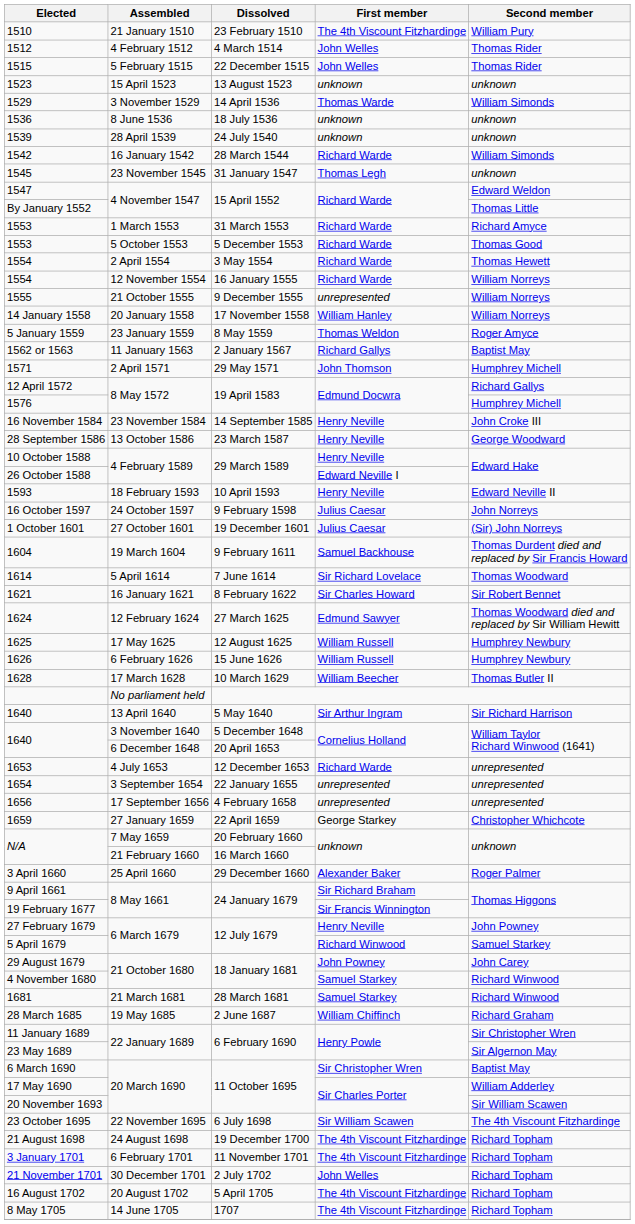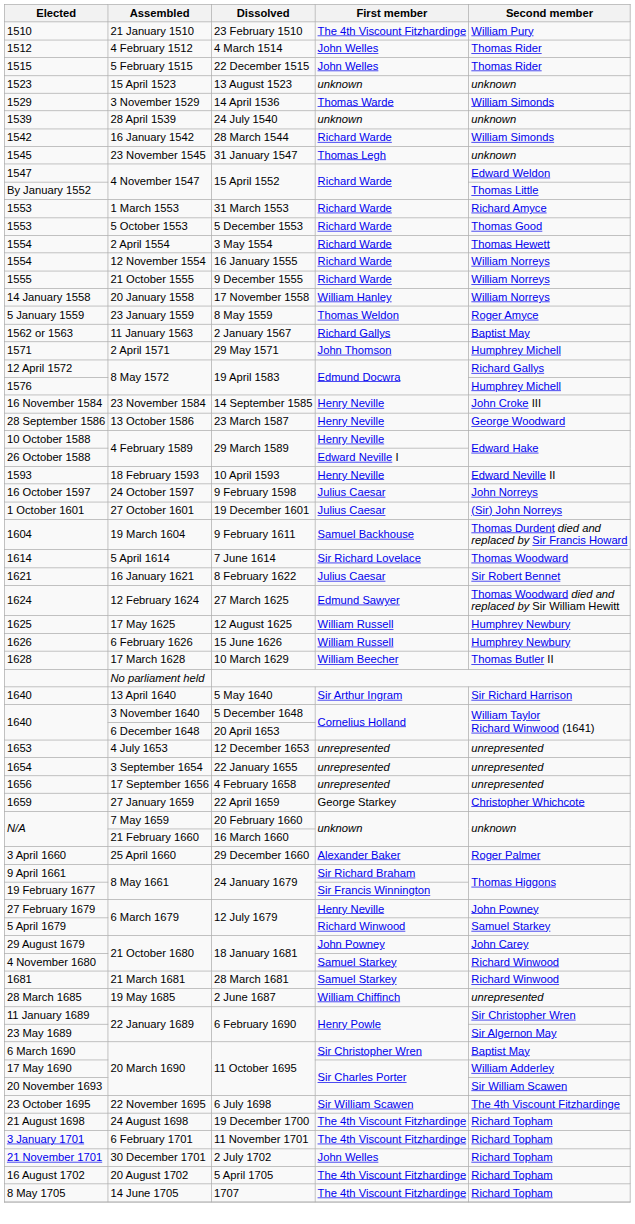- row: (19, 119)
(354, 297) unrepresented -> (355, 279) Richard Warde
(366, 594) Sir Charles Howard -> (351, 576) Julius Caesar
(355, 766) Richard Warde -> (354, 749) unrepresented
(512, 1015) Richard Graham -> (507, 997) unrepresented
